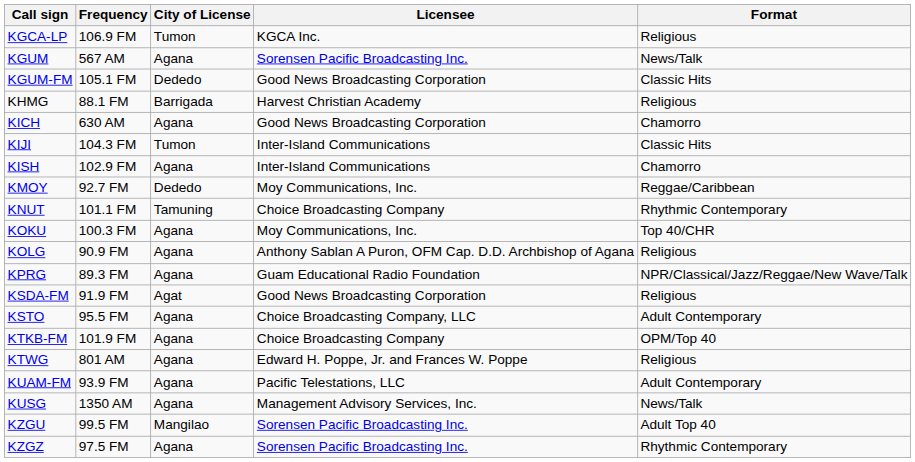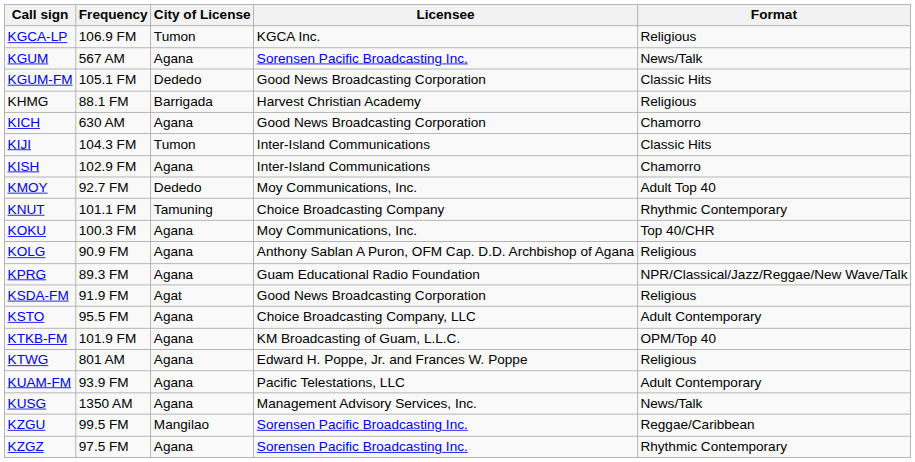(697, 187) Reggae/Caribbean -> (678, 187) Adult Top 40
(351, 338) Choice Broadcasting Company -> (359, 338) KM Broadcasting of Guam, L.L.C.
(678, 425) Adult Top 40 -> (697, 425) Reggae/Caribbean
